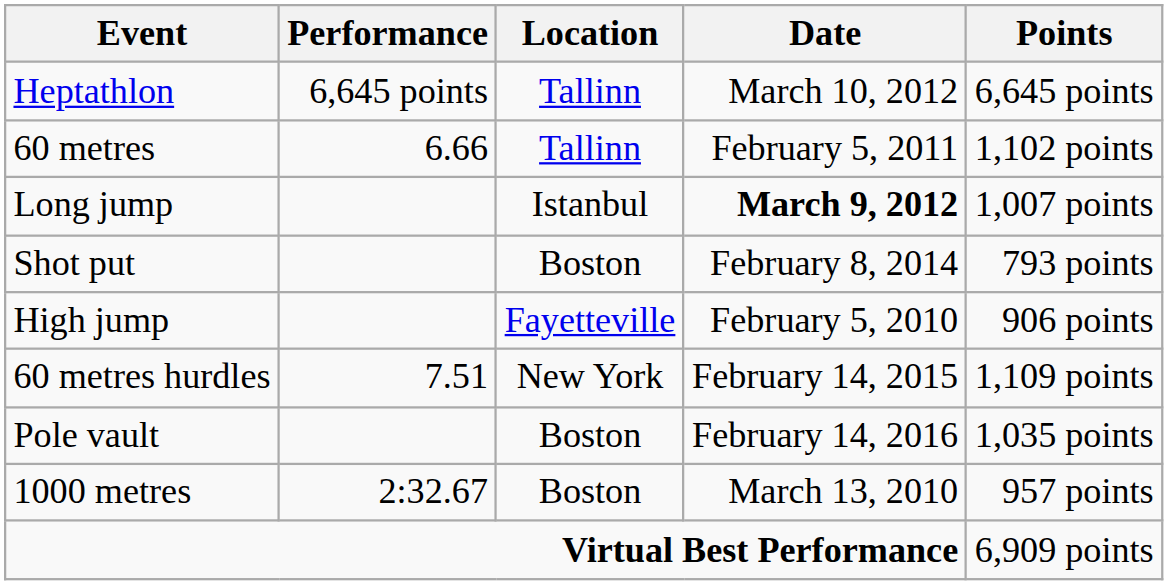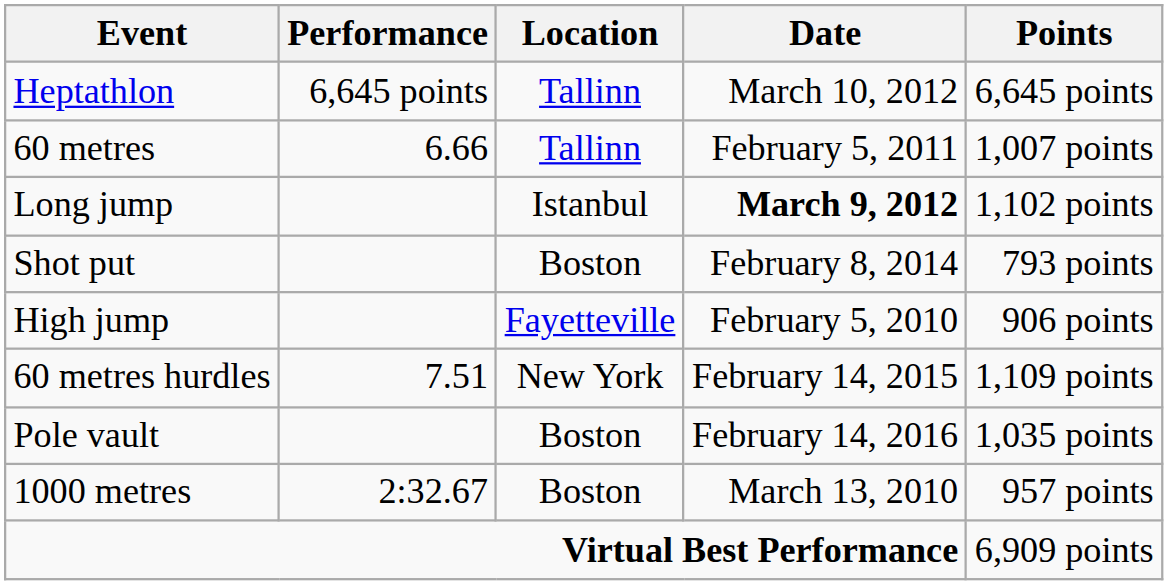(1064, 147) 1,102 points -> (1064, 147) 1,007 points
(1064, 205) 1,007 points -> (1064, 205) 1,102 points
